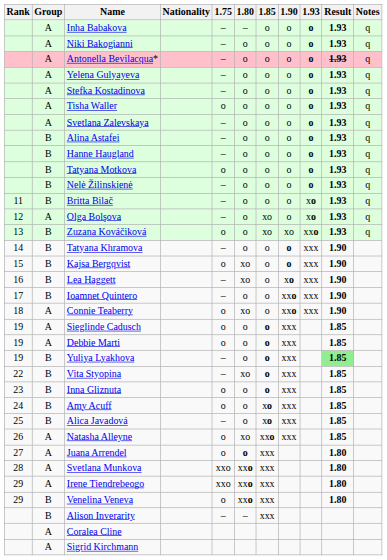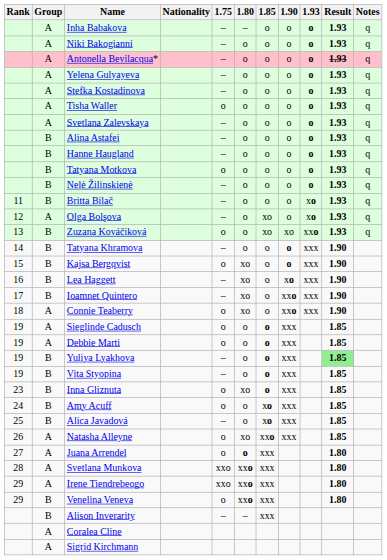(245, 295) o -> (245, 295) xo
(18, 374) 22 -> (18, 374) 19
(245, 374) xo -> (245, 374) o
(245, 389) o -> (245, 389) xo
